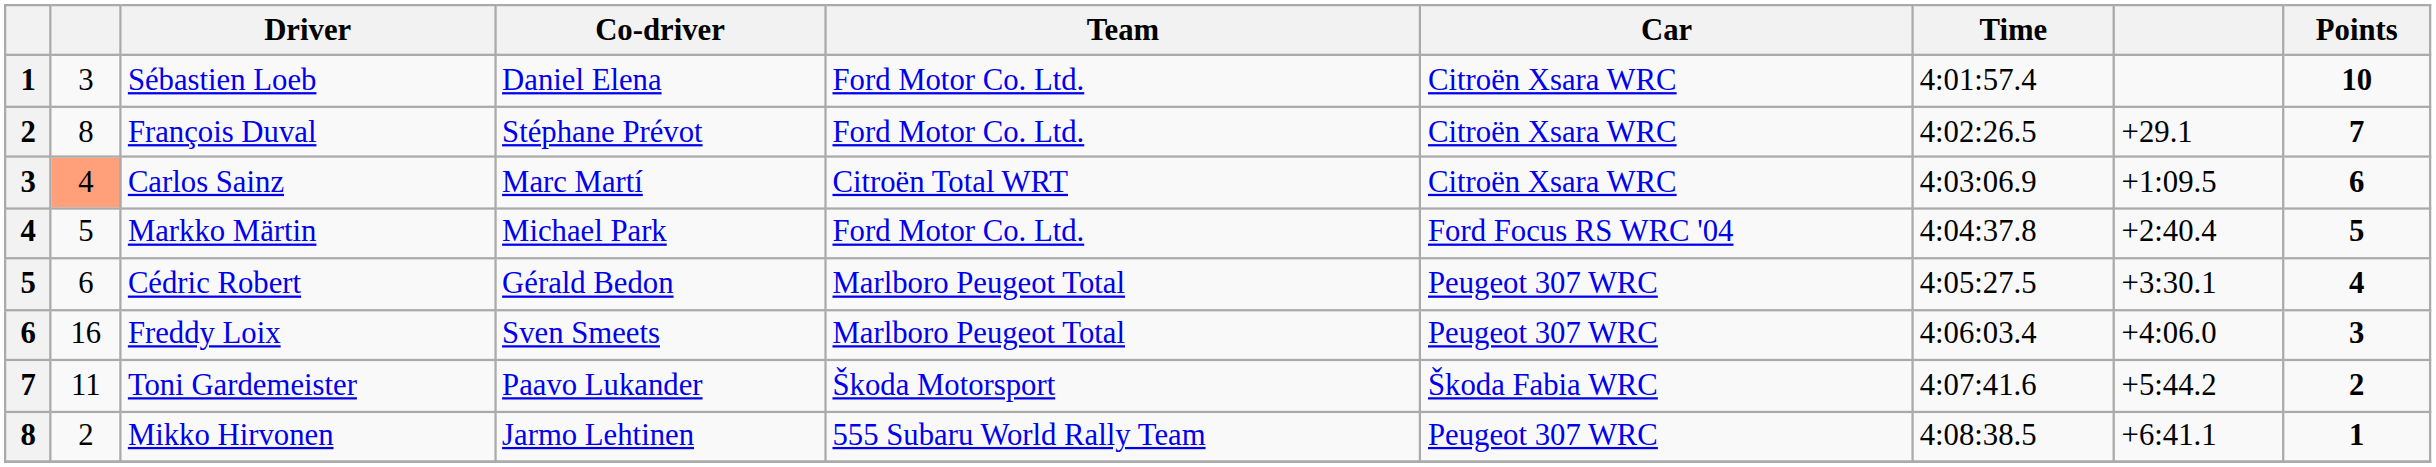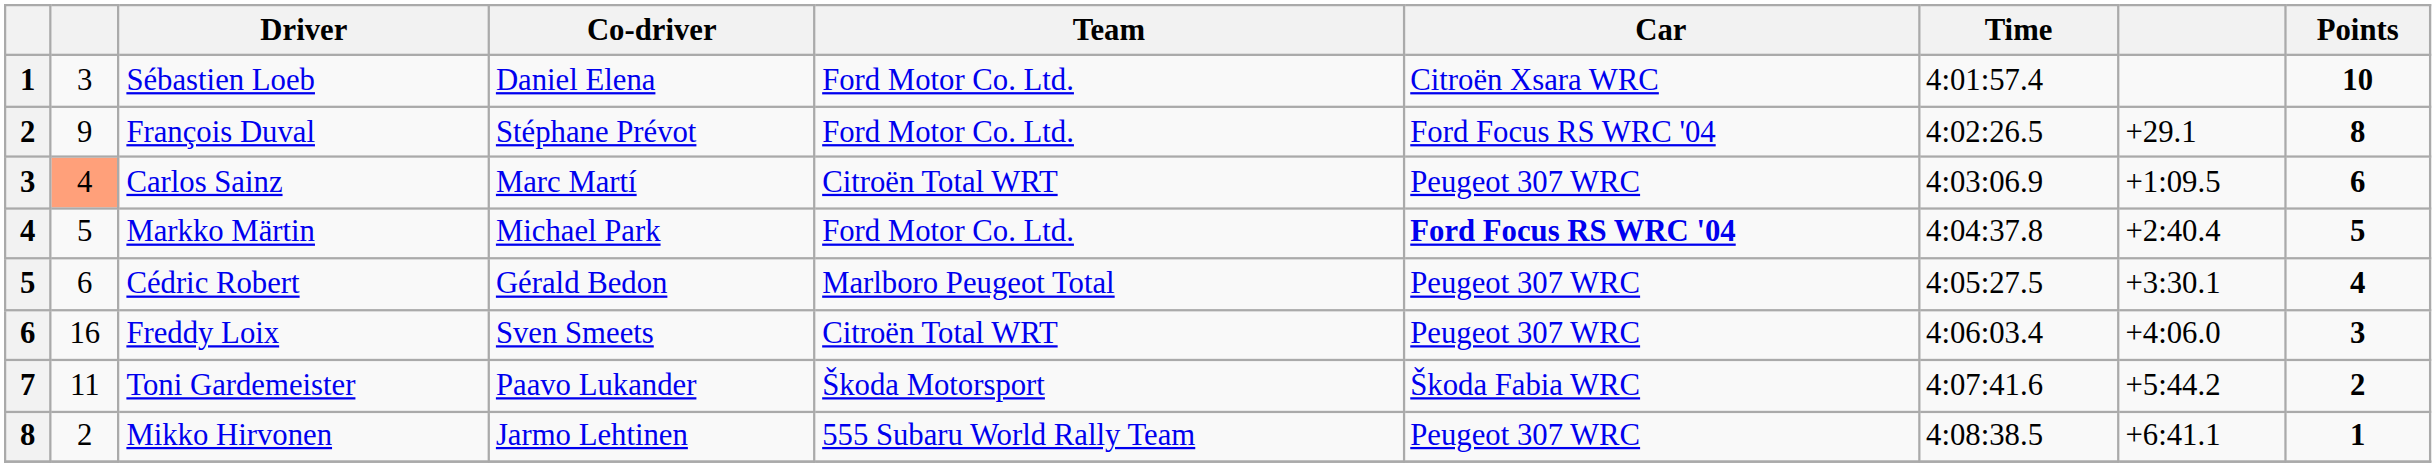(86, 130) 8 -> (85, 130) 9
(1552, 130) Citroën Xsara WRC -> (1563, 130) Ford Focus RS WRC '04
(2357, 130) 7 -> (2358, 130) 8
(1552, 181) Citroën Xsara WRC -> (1525, 181) Peugeot 307 WRC
(1581, 232) normal -> (1573, 232) bold
(979, 333) Marlboro Peugeot Total -> (940, 333) Citroën Total WRT
